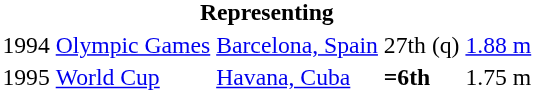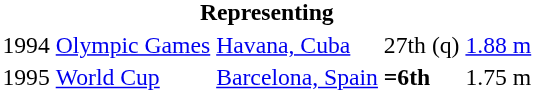(297, 45) Barcelona, Spain -> (283, 45) Havana, Cuba
(283, 77) Havana, Cuba -> (297, 77) Barcelona, Spain
